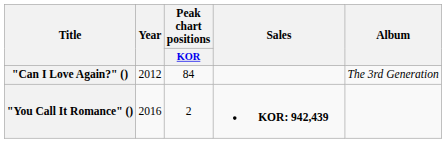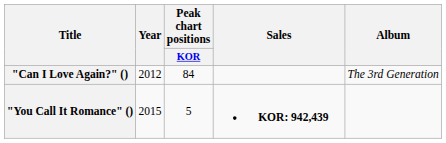(150, 111) 2016 -> (150, 111) 2015
(189, 111) 2 -> (189, 111) 5
